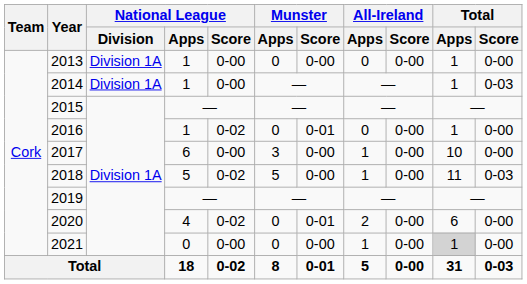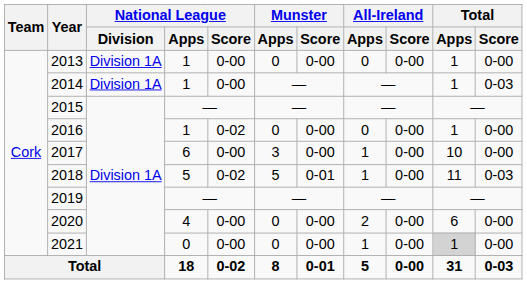(320, 130) 0-01 -> (320, 130) 0-00
(320, 175) 0-00 -> (320, 175) 0-01
(231, 221) 0-02 -> (231, 221) 0-00
(320, 221) 0-01 -> (320, 221) 0-00
